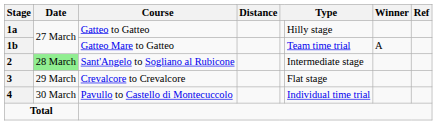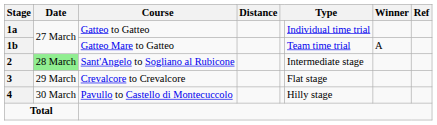(310, 29) Hilly stage -> (329, 29) Individual time trial
(329, 95) Individual time trial -> (310, 95) Hilly stage
